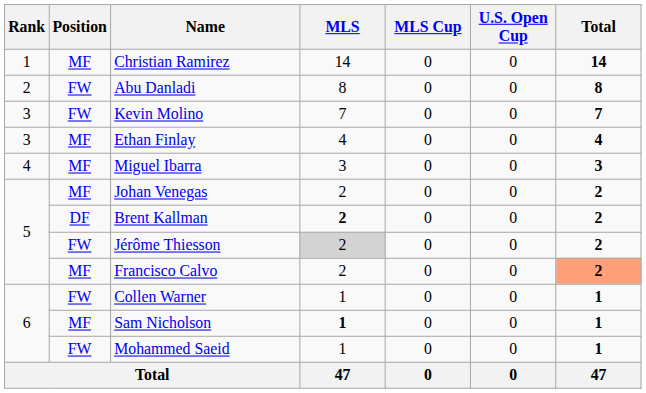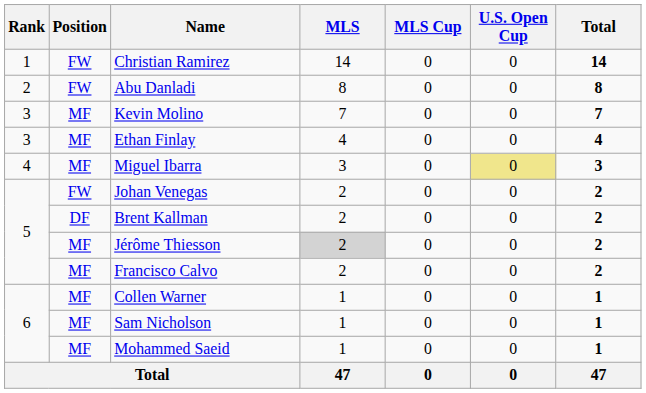(80, 62) MF -> (80, 62) FW
(80, 114) FW -> (80, 114) MF
(513, 166) no background -> (513, 166) khaki background
(80, 192) MF -> (80, 192) FW
(343, 218) bold -> (343, 218) normal
(80, 244) FW -> (80, 244) MF
(599, 271) lightsalmon background -> (599, 271) no background
(80, 297) FW -> (80, 297) MF
(343, 323) bold -> (343, 323) normal
(80, 349) FW -> (80, 349) MF
